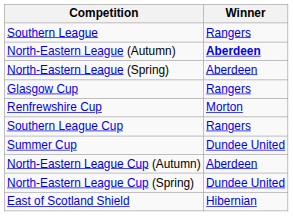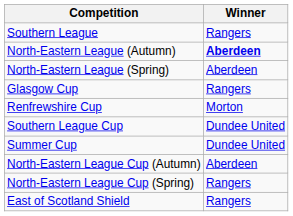(228, 126) Rangers -> (246, 126) Dundee United
(246, 182) Dundee United -> (228, 182) Rangers
(231, 201) Hibernian -> (228, 201) Rangers
